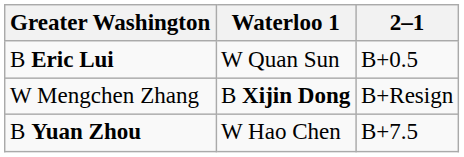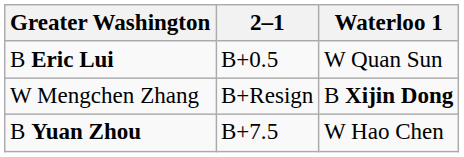columns swapped: (407, 22) <-> (286, 22)
